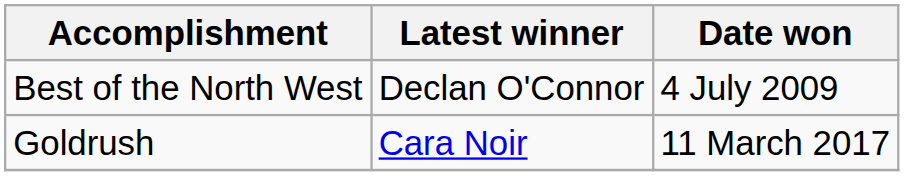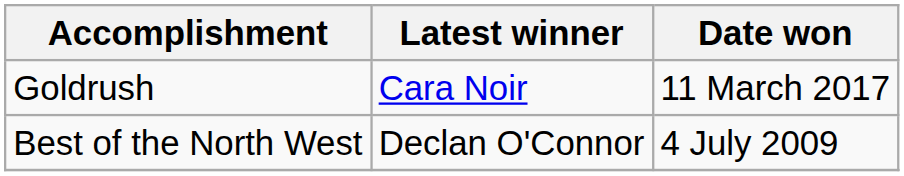rows swapped: (84, 143) <-> (188, 88)
